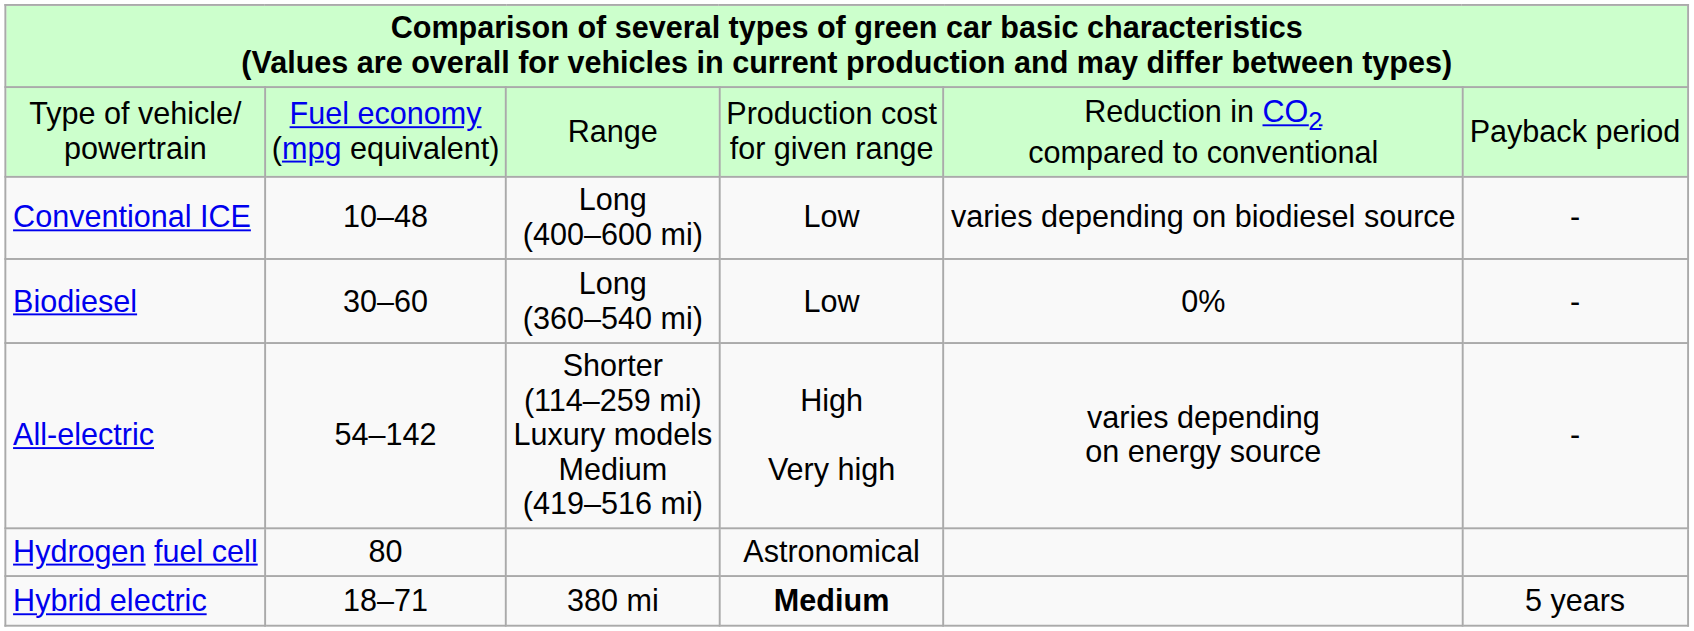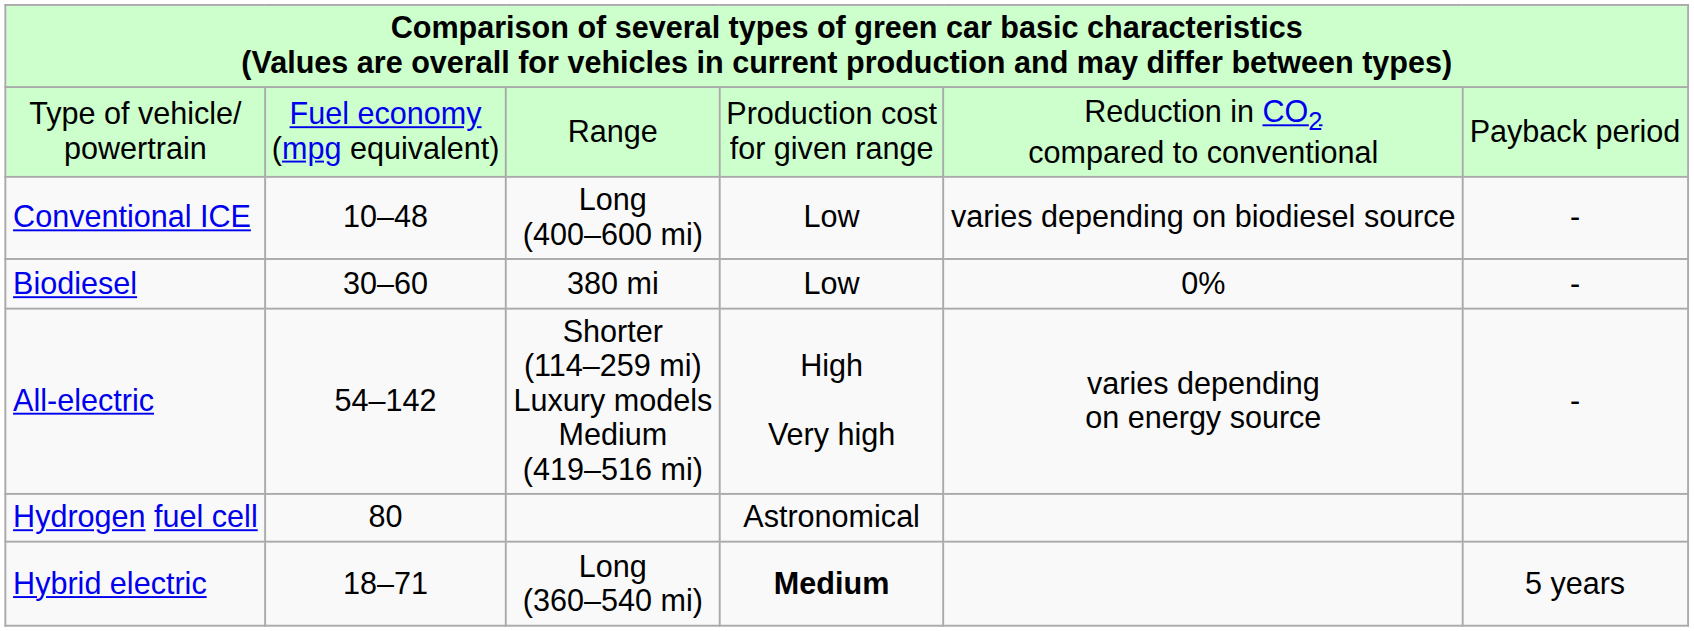(613, 300) Long (360–540 mi) -> (613, 283) 380 mi
(613, 600) 380 mi -> (613, 583) Long (360–540 mi)
